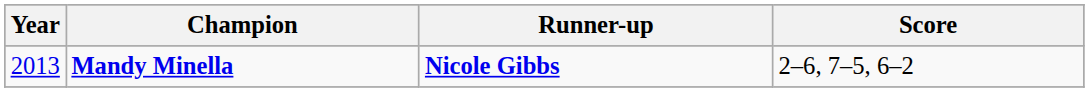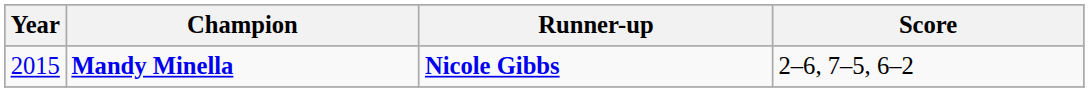(35, 65) 2013 -> (35, 65) 2015
